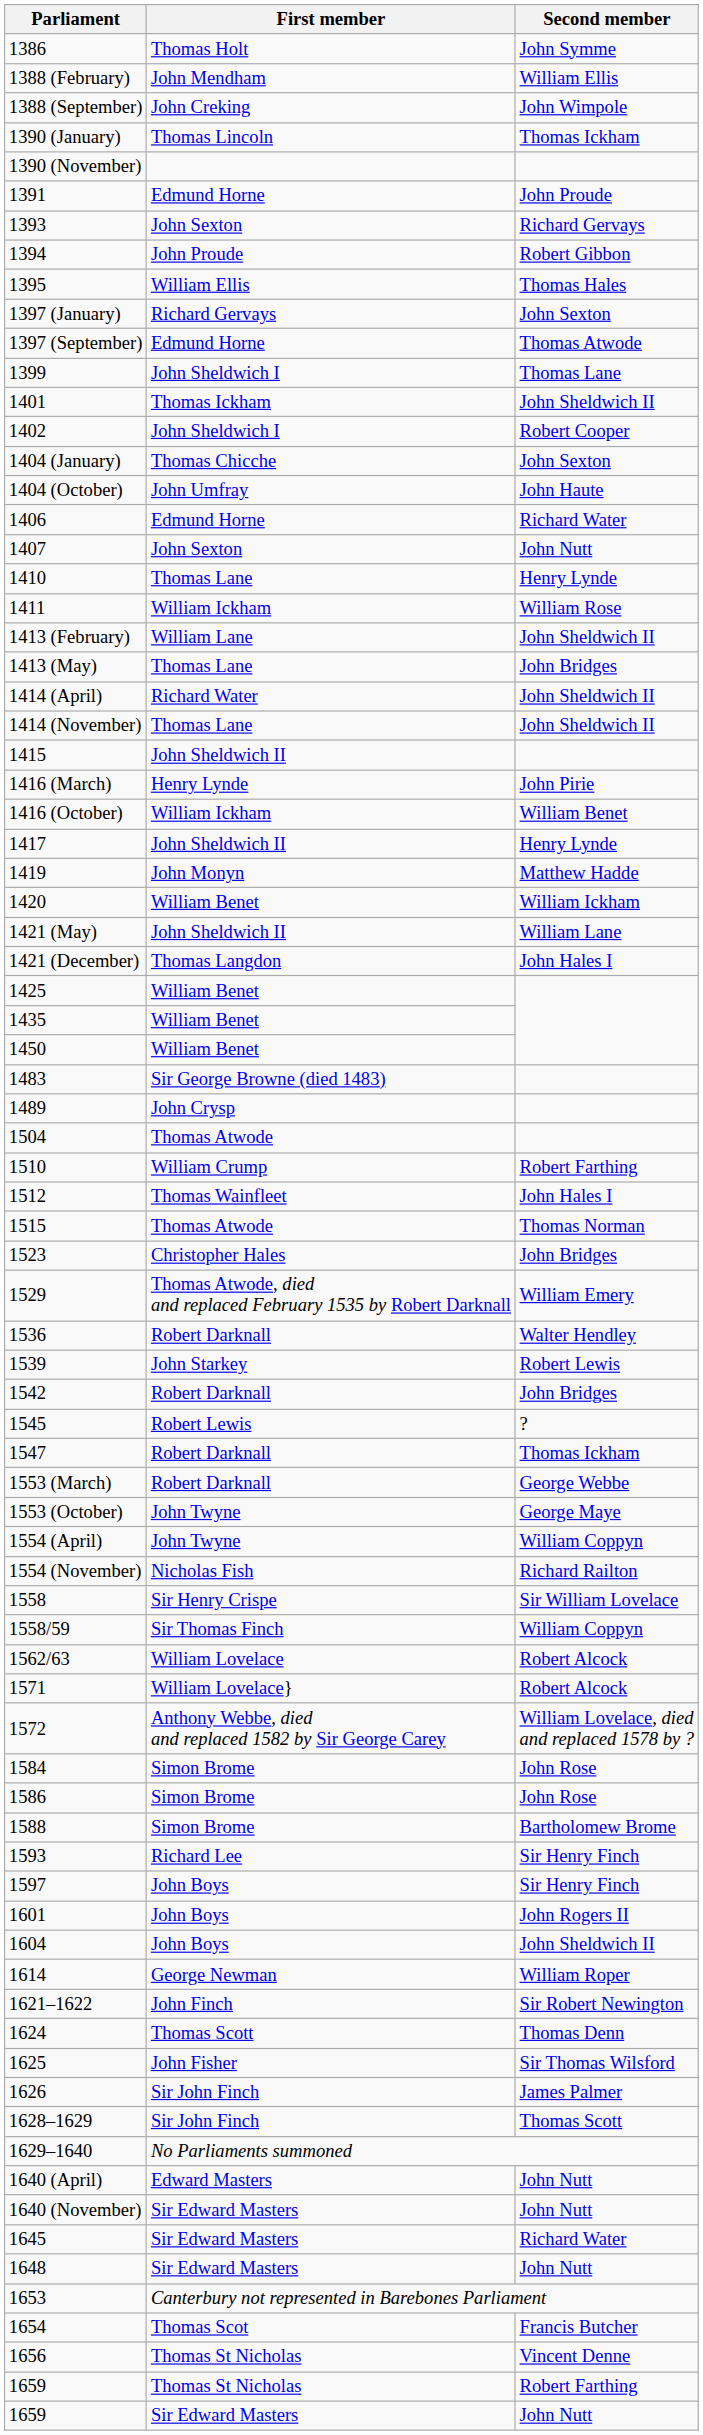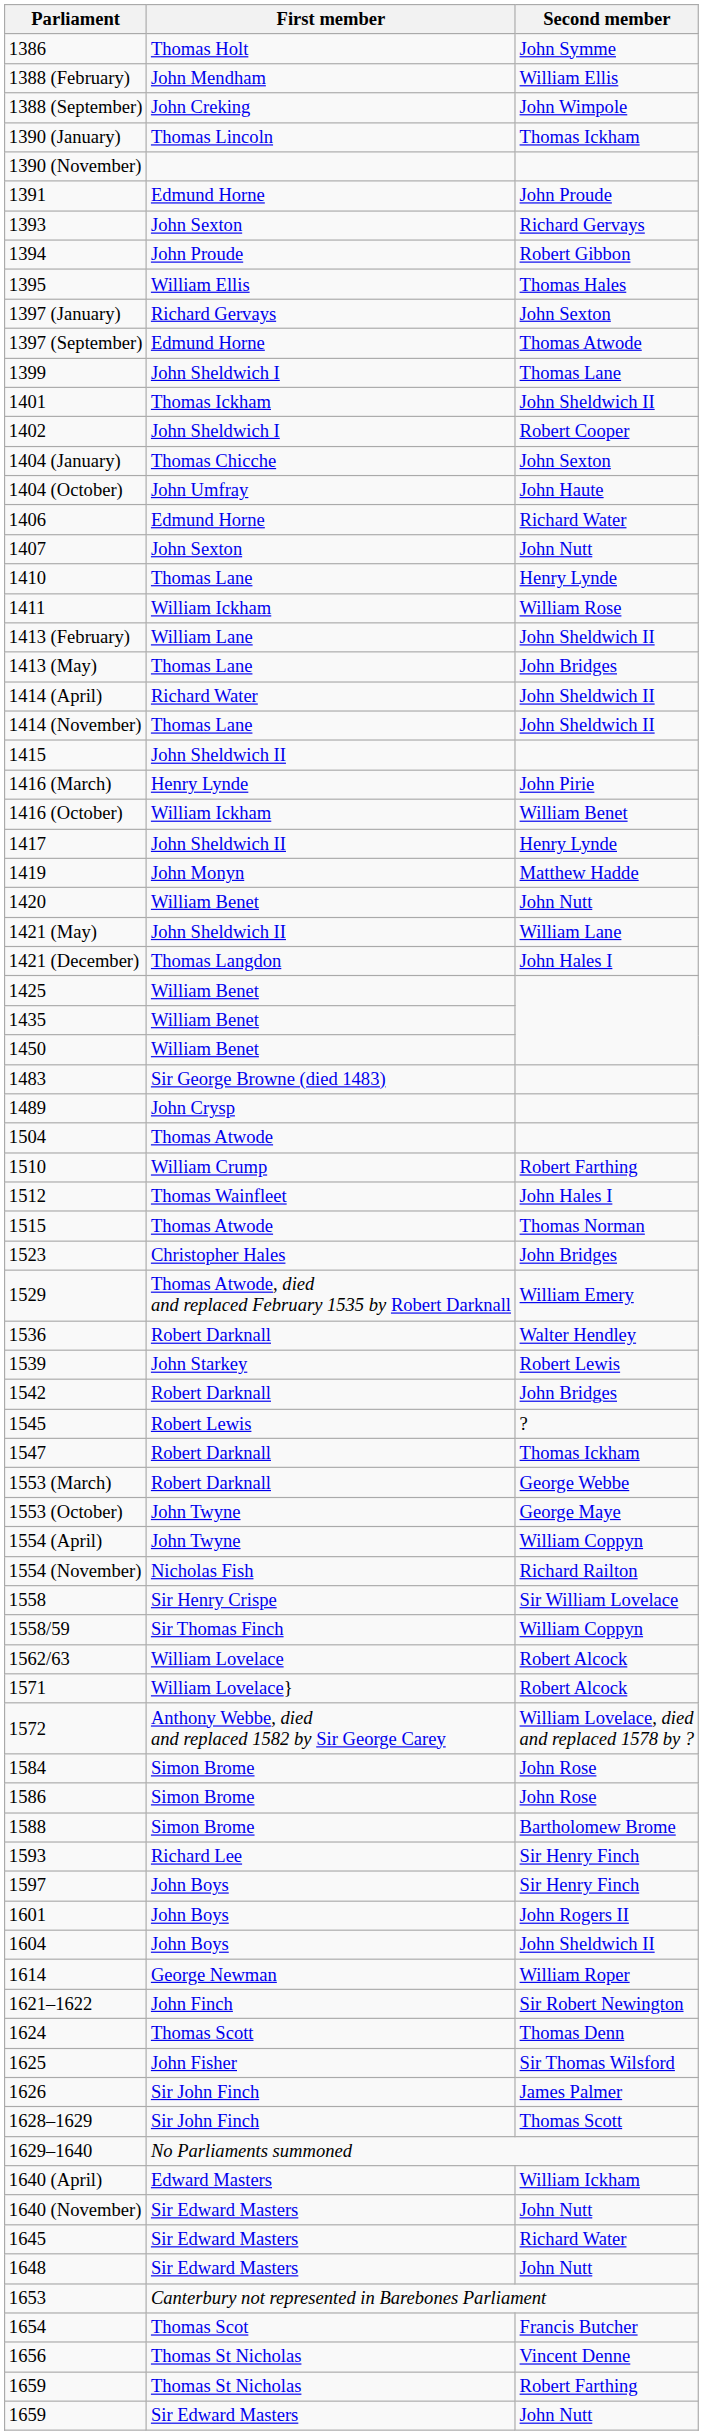(580, 902) William Ickham -> (556, 902) John Nutt
(556, 2180) John Nutt -> (580, 2180) William Ickham
